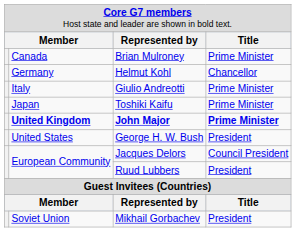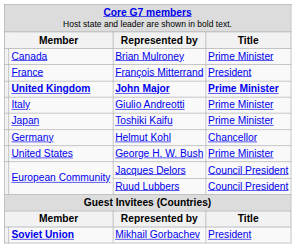+ row: (159, 72)
rows swapped: (143, 72) <-> (142, 121)
(230, 137) President -> (241, 154) Prime Minister
(230, 170) President -> (248, 186) Council President
(40, 219) normal -> (43, 235) bold
